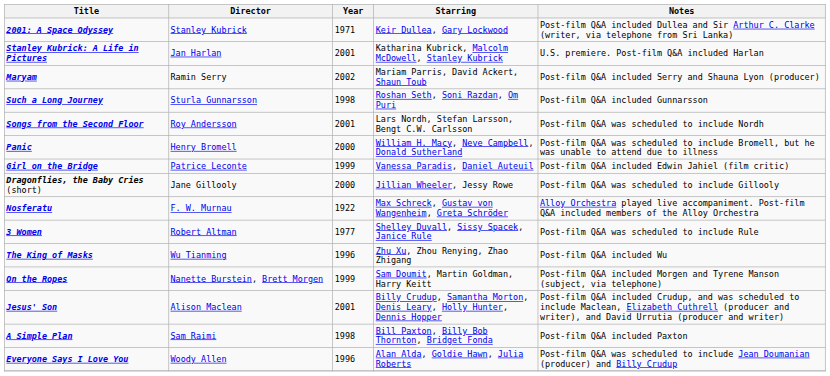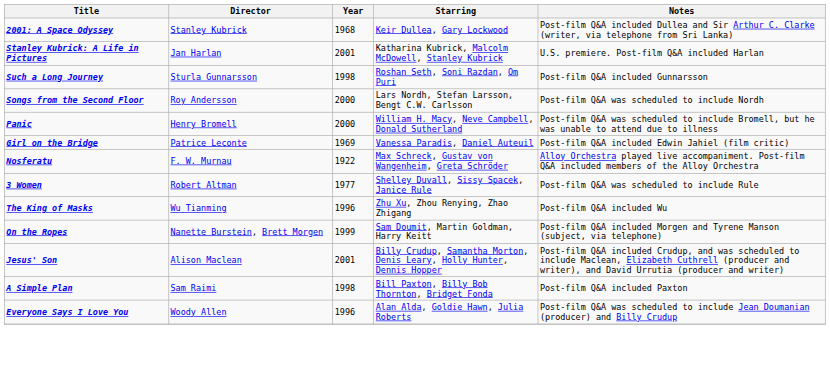(345, 30) 1971 -> (345, 30) 1968
- row: (22, 77)
(345, 124) 2001 -> (345, 100) 2000
(345, 166) 1999 -> (345, 143) 1969
- row: (75, 185)
